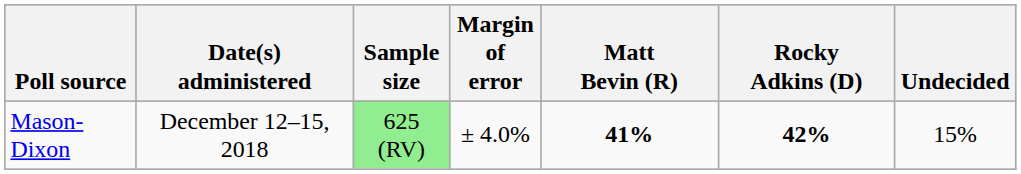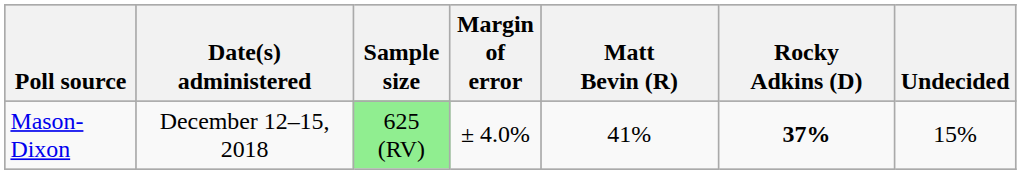(629, 134) bold -> (629, 134) normal
(806, 134) 42% -> (806, 134) 37%
